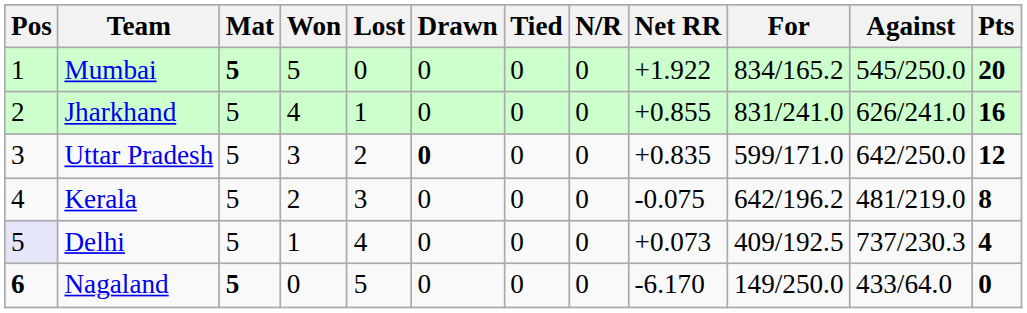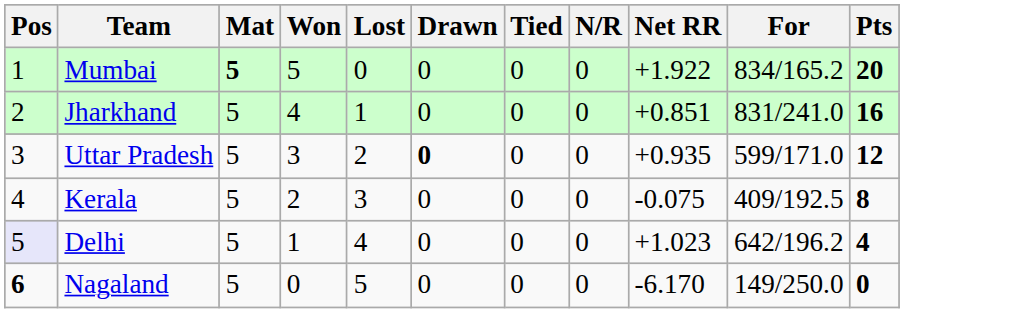- column: (911, 26)
(673, 112) +0.855 -> (673, 112) +0.851
(673, 155) +0.835 -> (673, 155) +0.935
(789, 198) 642/196.2 -> (789, 198) 409/192.5
(673, 241) +0.073 -> (673, 241) +1.023
(789, 241) 409/192.5 -> (789, 241) 642/196.2
(233, 284) bold -> (233, 284) normal
